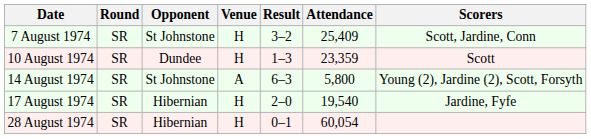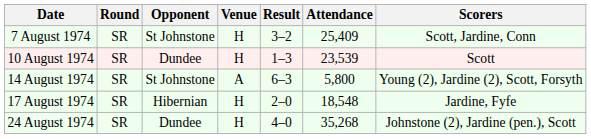(340, 58) 23,359 -> (340, 58) 23,539
(340, 101) 19,540 -> (340, 101) 18,548
+ row: (51, 123)
- row: (51, 123)
